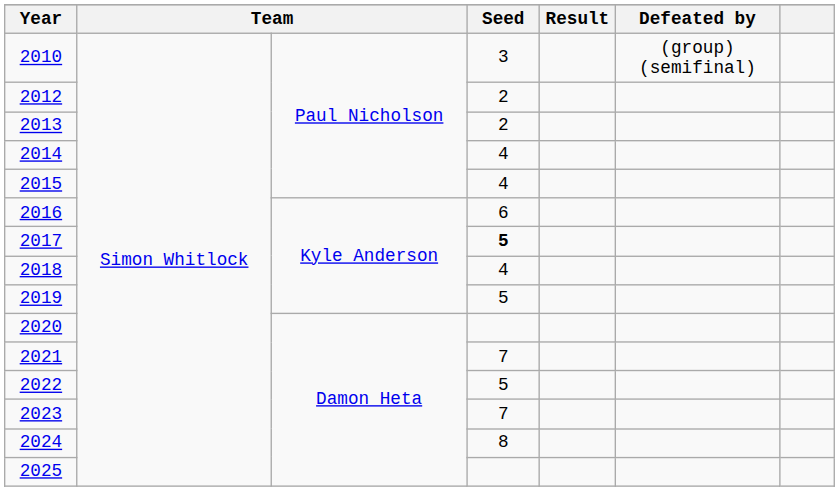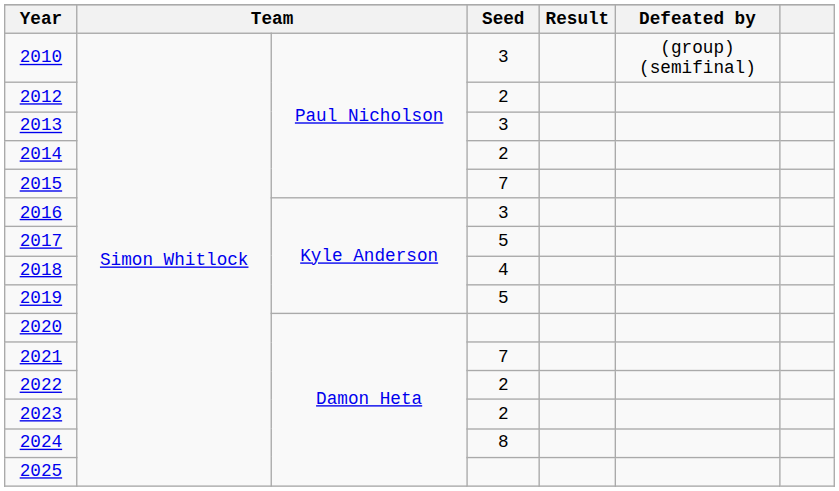(503, 126) 2 -> (503, 126) 3
(503, 155) 4 -> (503, 155) 2
(503, 184) 4 -> (503, 184) 7
(503, 212) 6 -> (503, 212) 3
(503, 241) bold -> (503, 241) normal
(503, 385) 5 -> (503, 385) 2
(503, 414) 7 -> (503, 414) 2
